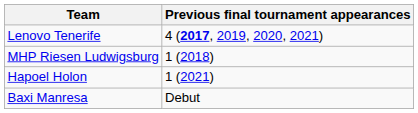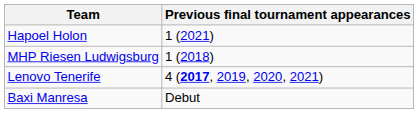rows swapped: (54, 35) <-> (47, 77)
